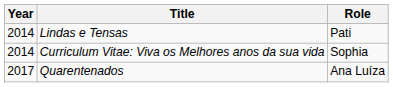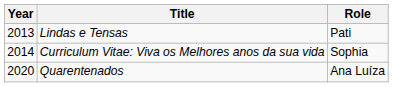(21, 33) 2014 -> (21, 33) 2013
(21, 71) 2017 -> (21, 71) 2020
